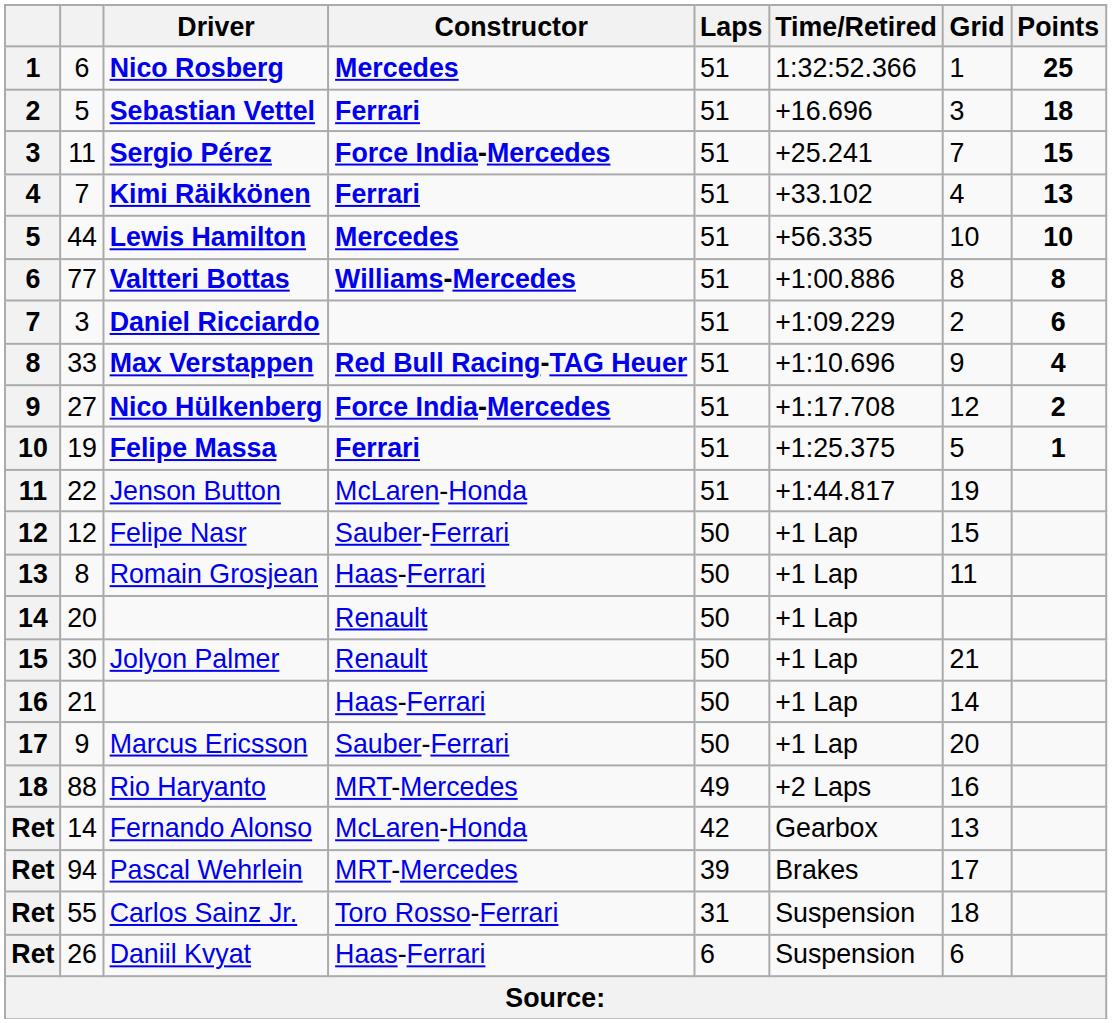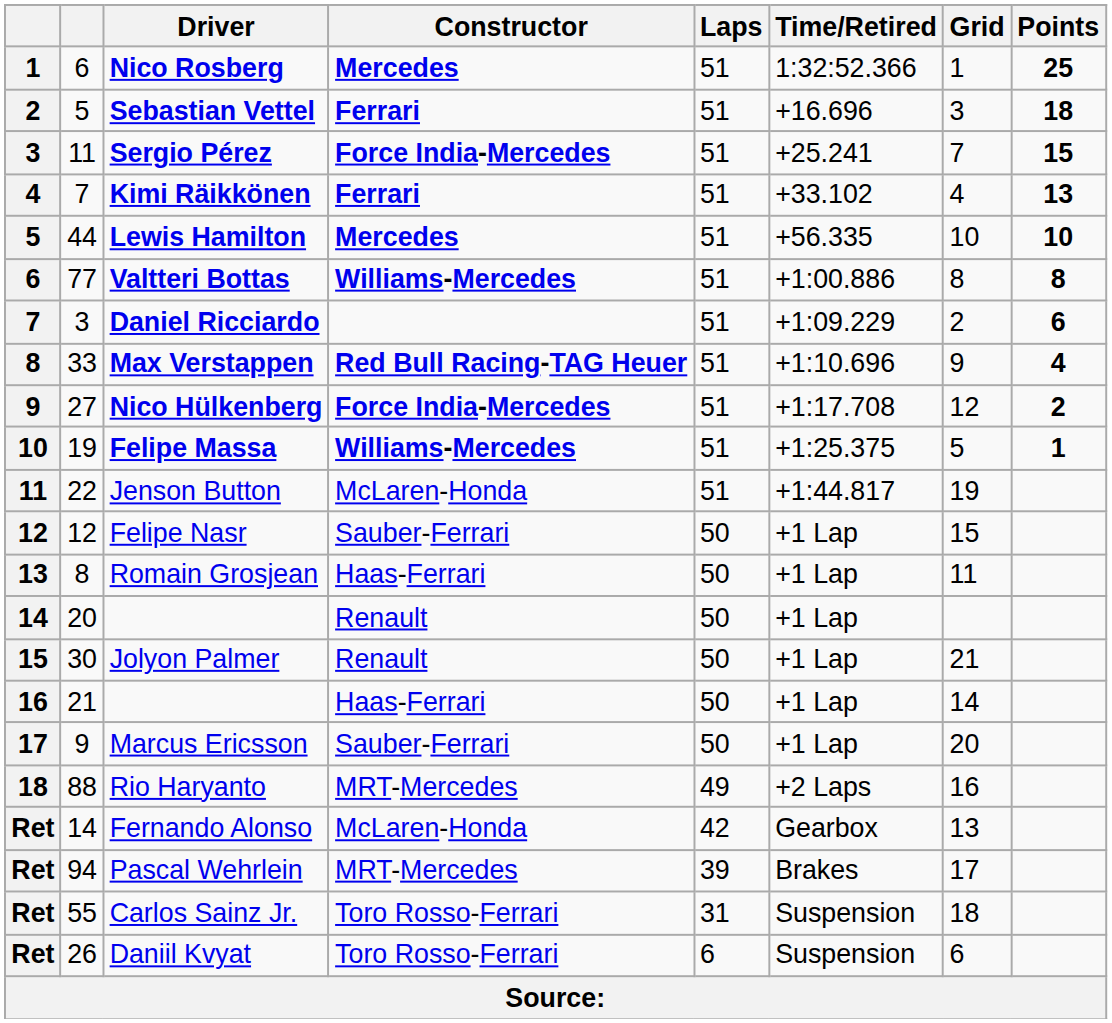(378, 448) Ferrari -> (456, 448) Williams-Mercedes
(410, 955) Haas-Ferrari -> (447, 955) Toro Rosso-Ferrari
